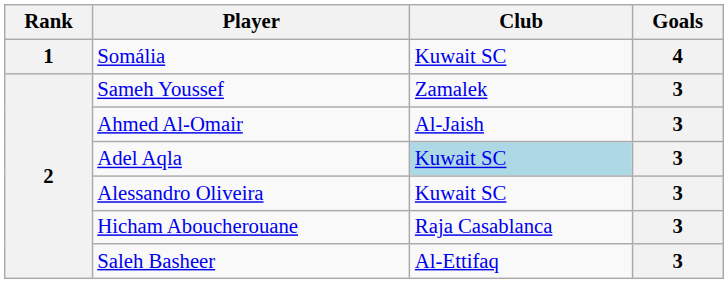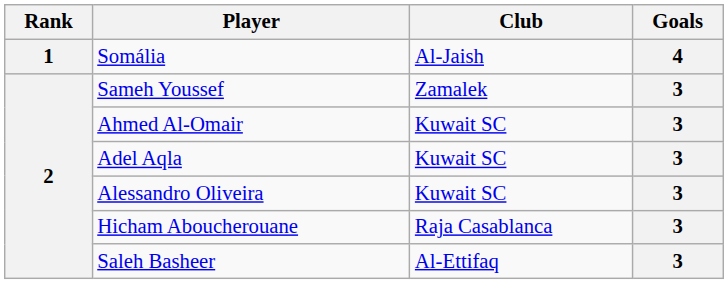(461, 56) Kuwait SC -> (449, 56) Al-Jaish
(449, 124) Al-Jaish -> (461, 124) Kuwait SC
(461, 158) lightblue background -> (461, 158) no background
